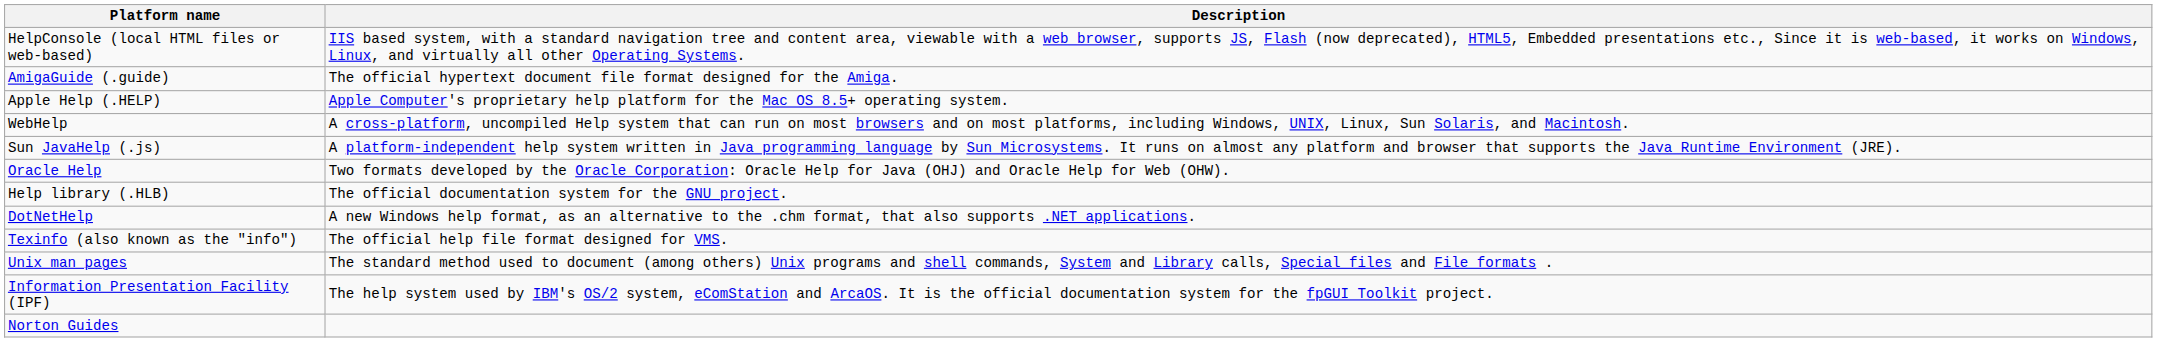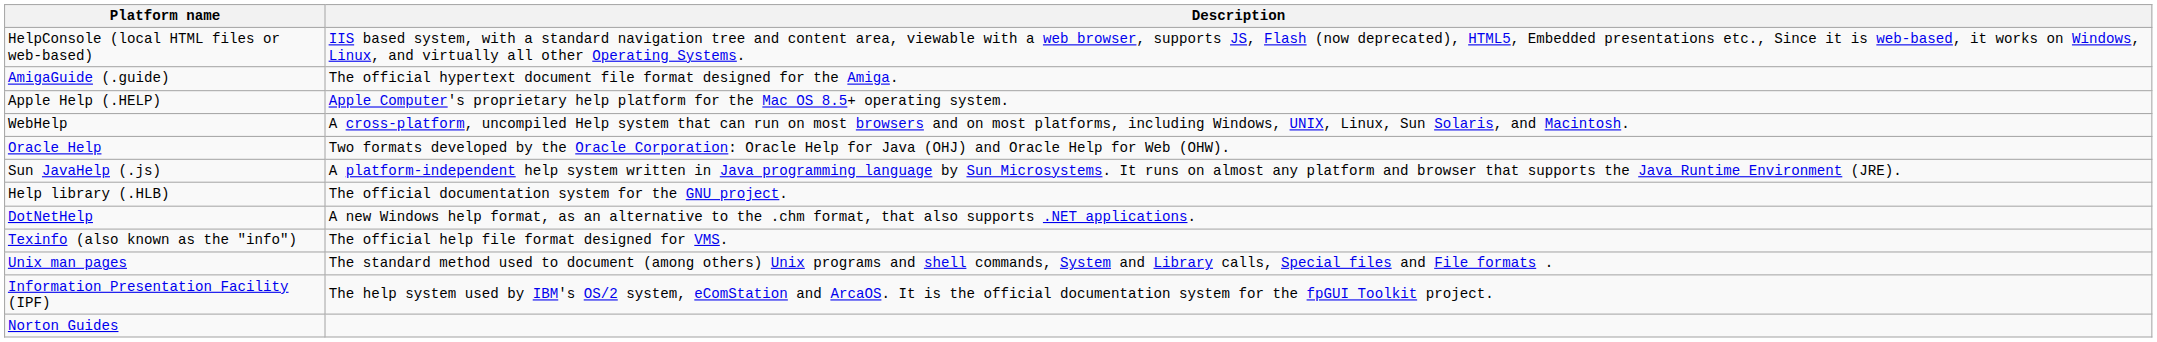rows swapped: (84, 148) <-> (55, 171)
